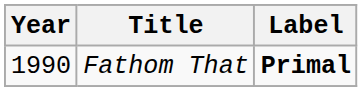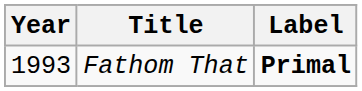(41, 66) 1990 -> (41, 66) 1993
